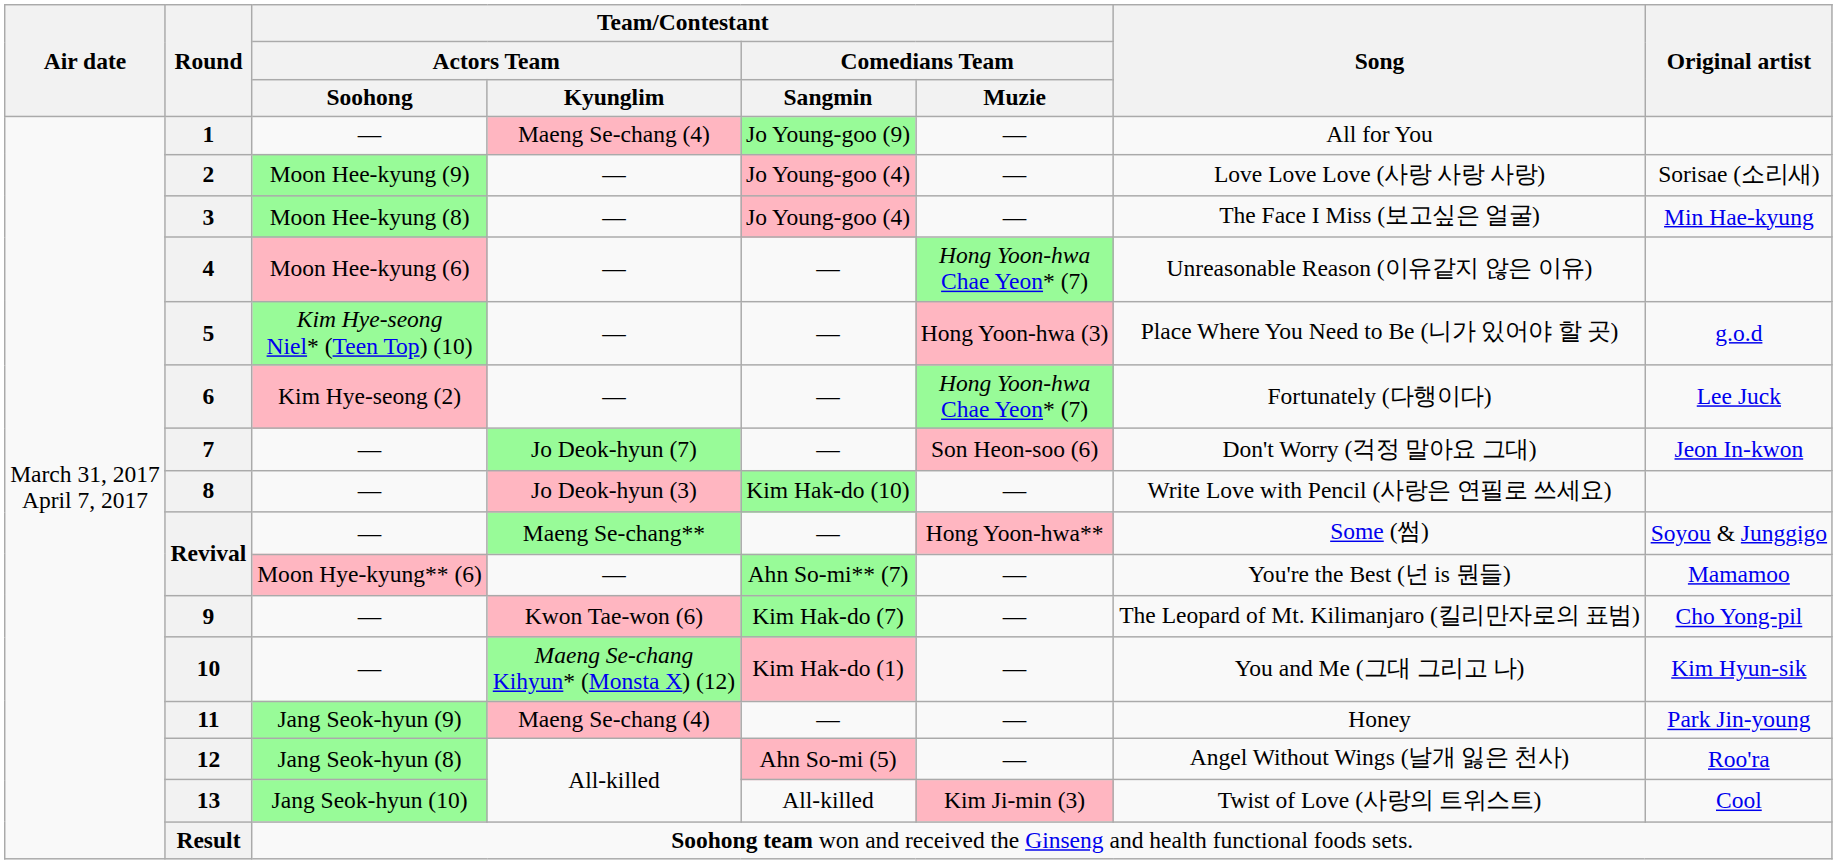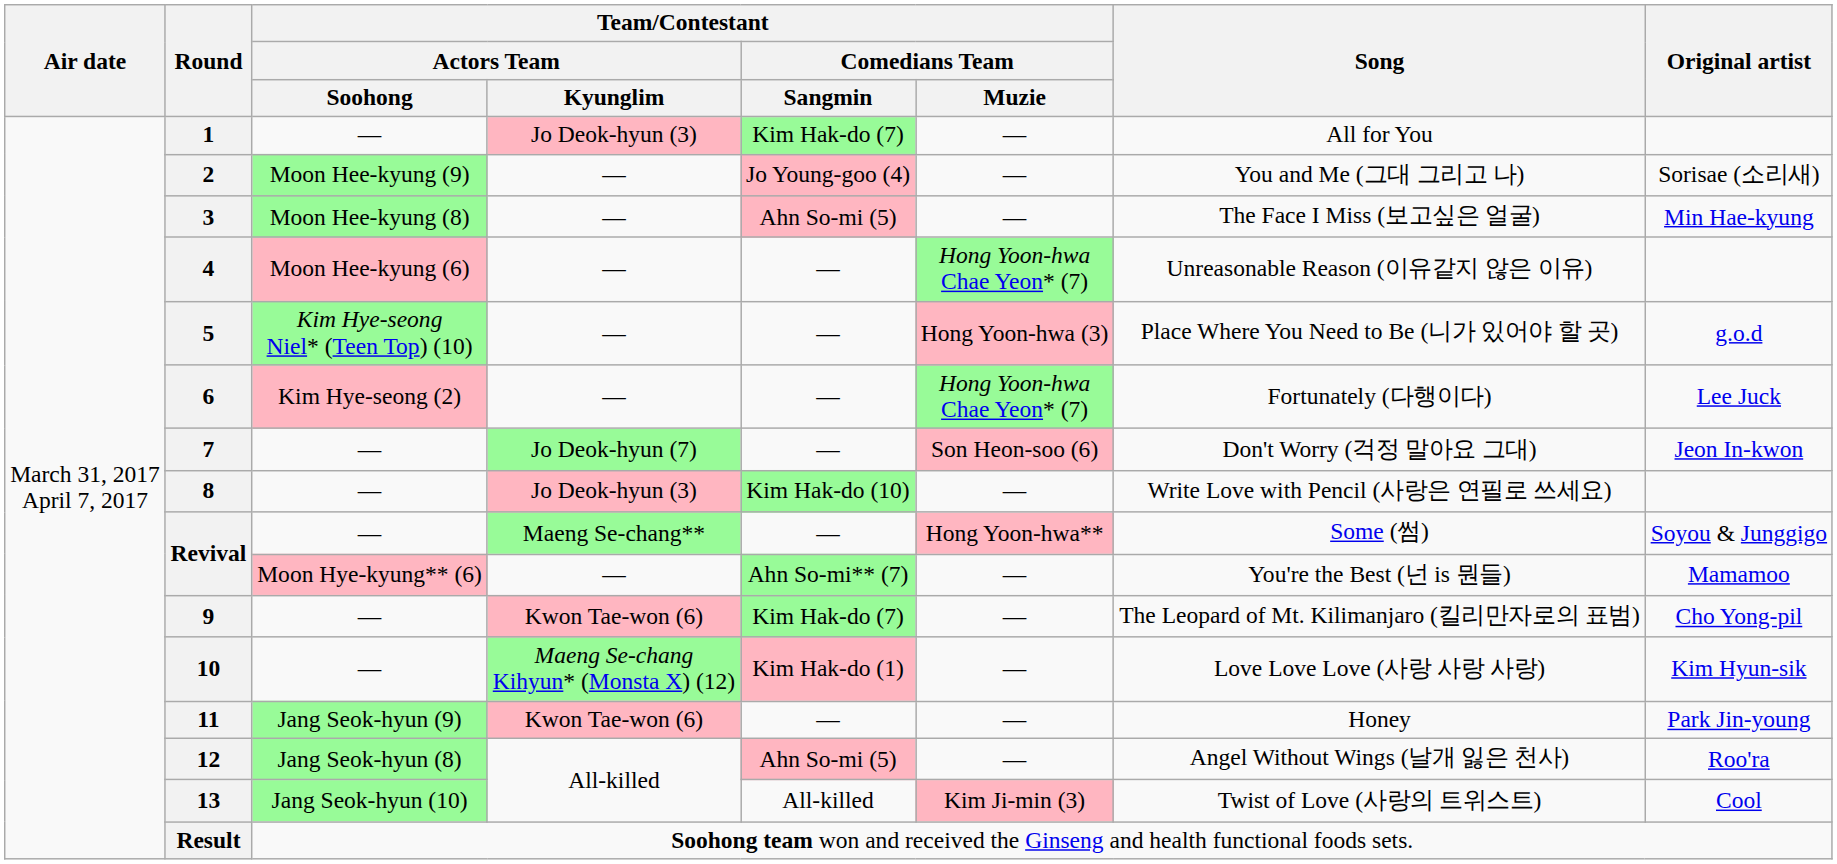(614, 135) Maeng Se-chang (4) -> (614, 135) Jo Deok-hyun (3)
(828, 135) Jo Young-goo (9) -> (828, 135) Kim Hak-do (7)
(1380, 173) Love Love Love (사랑 사랑 사랑) -> (1379, 173) You and Me (그대 그리고 나)
(828, 216) Jo Young-goo (4) -> (828, 216) Ahn So-mi (5)
(1379, 668) You and Me (그대 그리고 나) -> (1380, 668) Love Love Love (사랑 사랑 사랑)
(614, 719) Maeng Se-chang (4) -> (614, 719) Kwon Tae-won (6)
